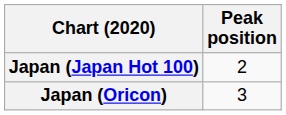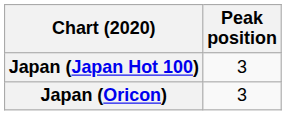(242, 67) 2 -> (242, 67) 3
